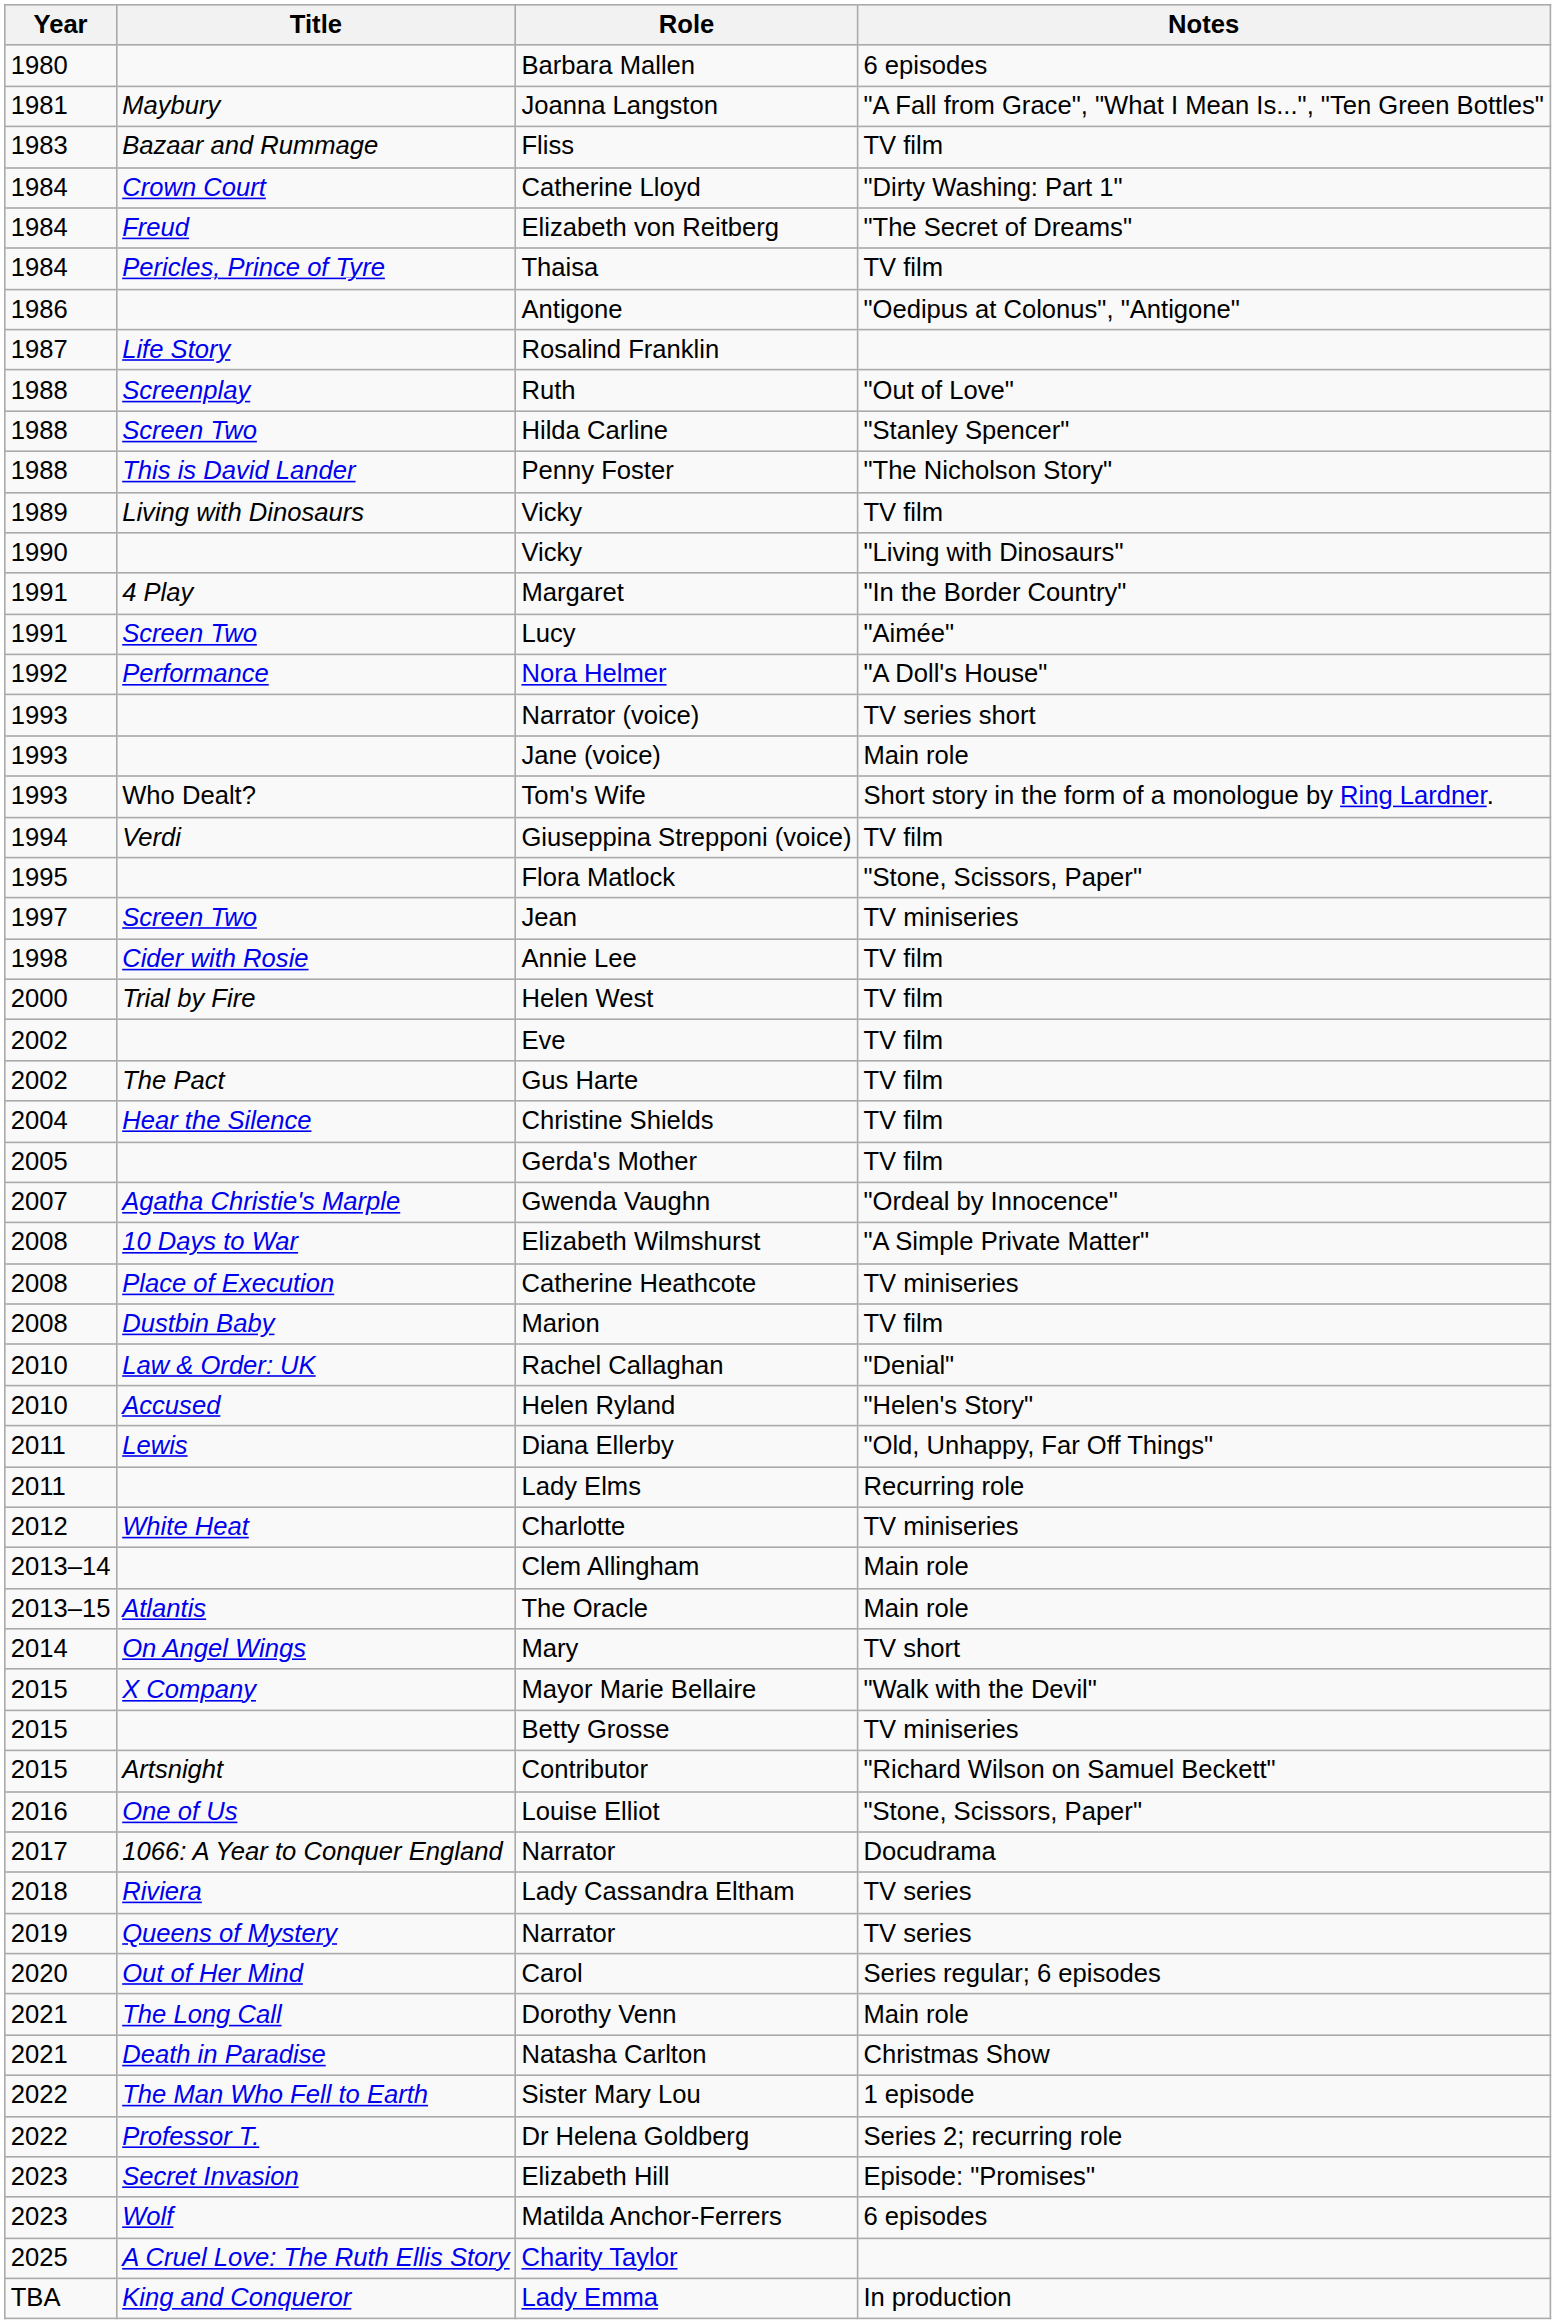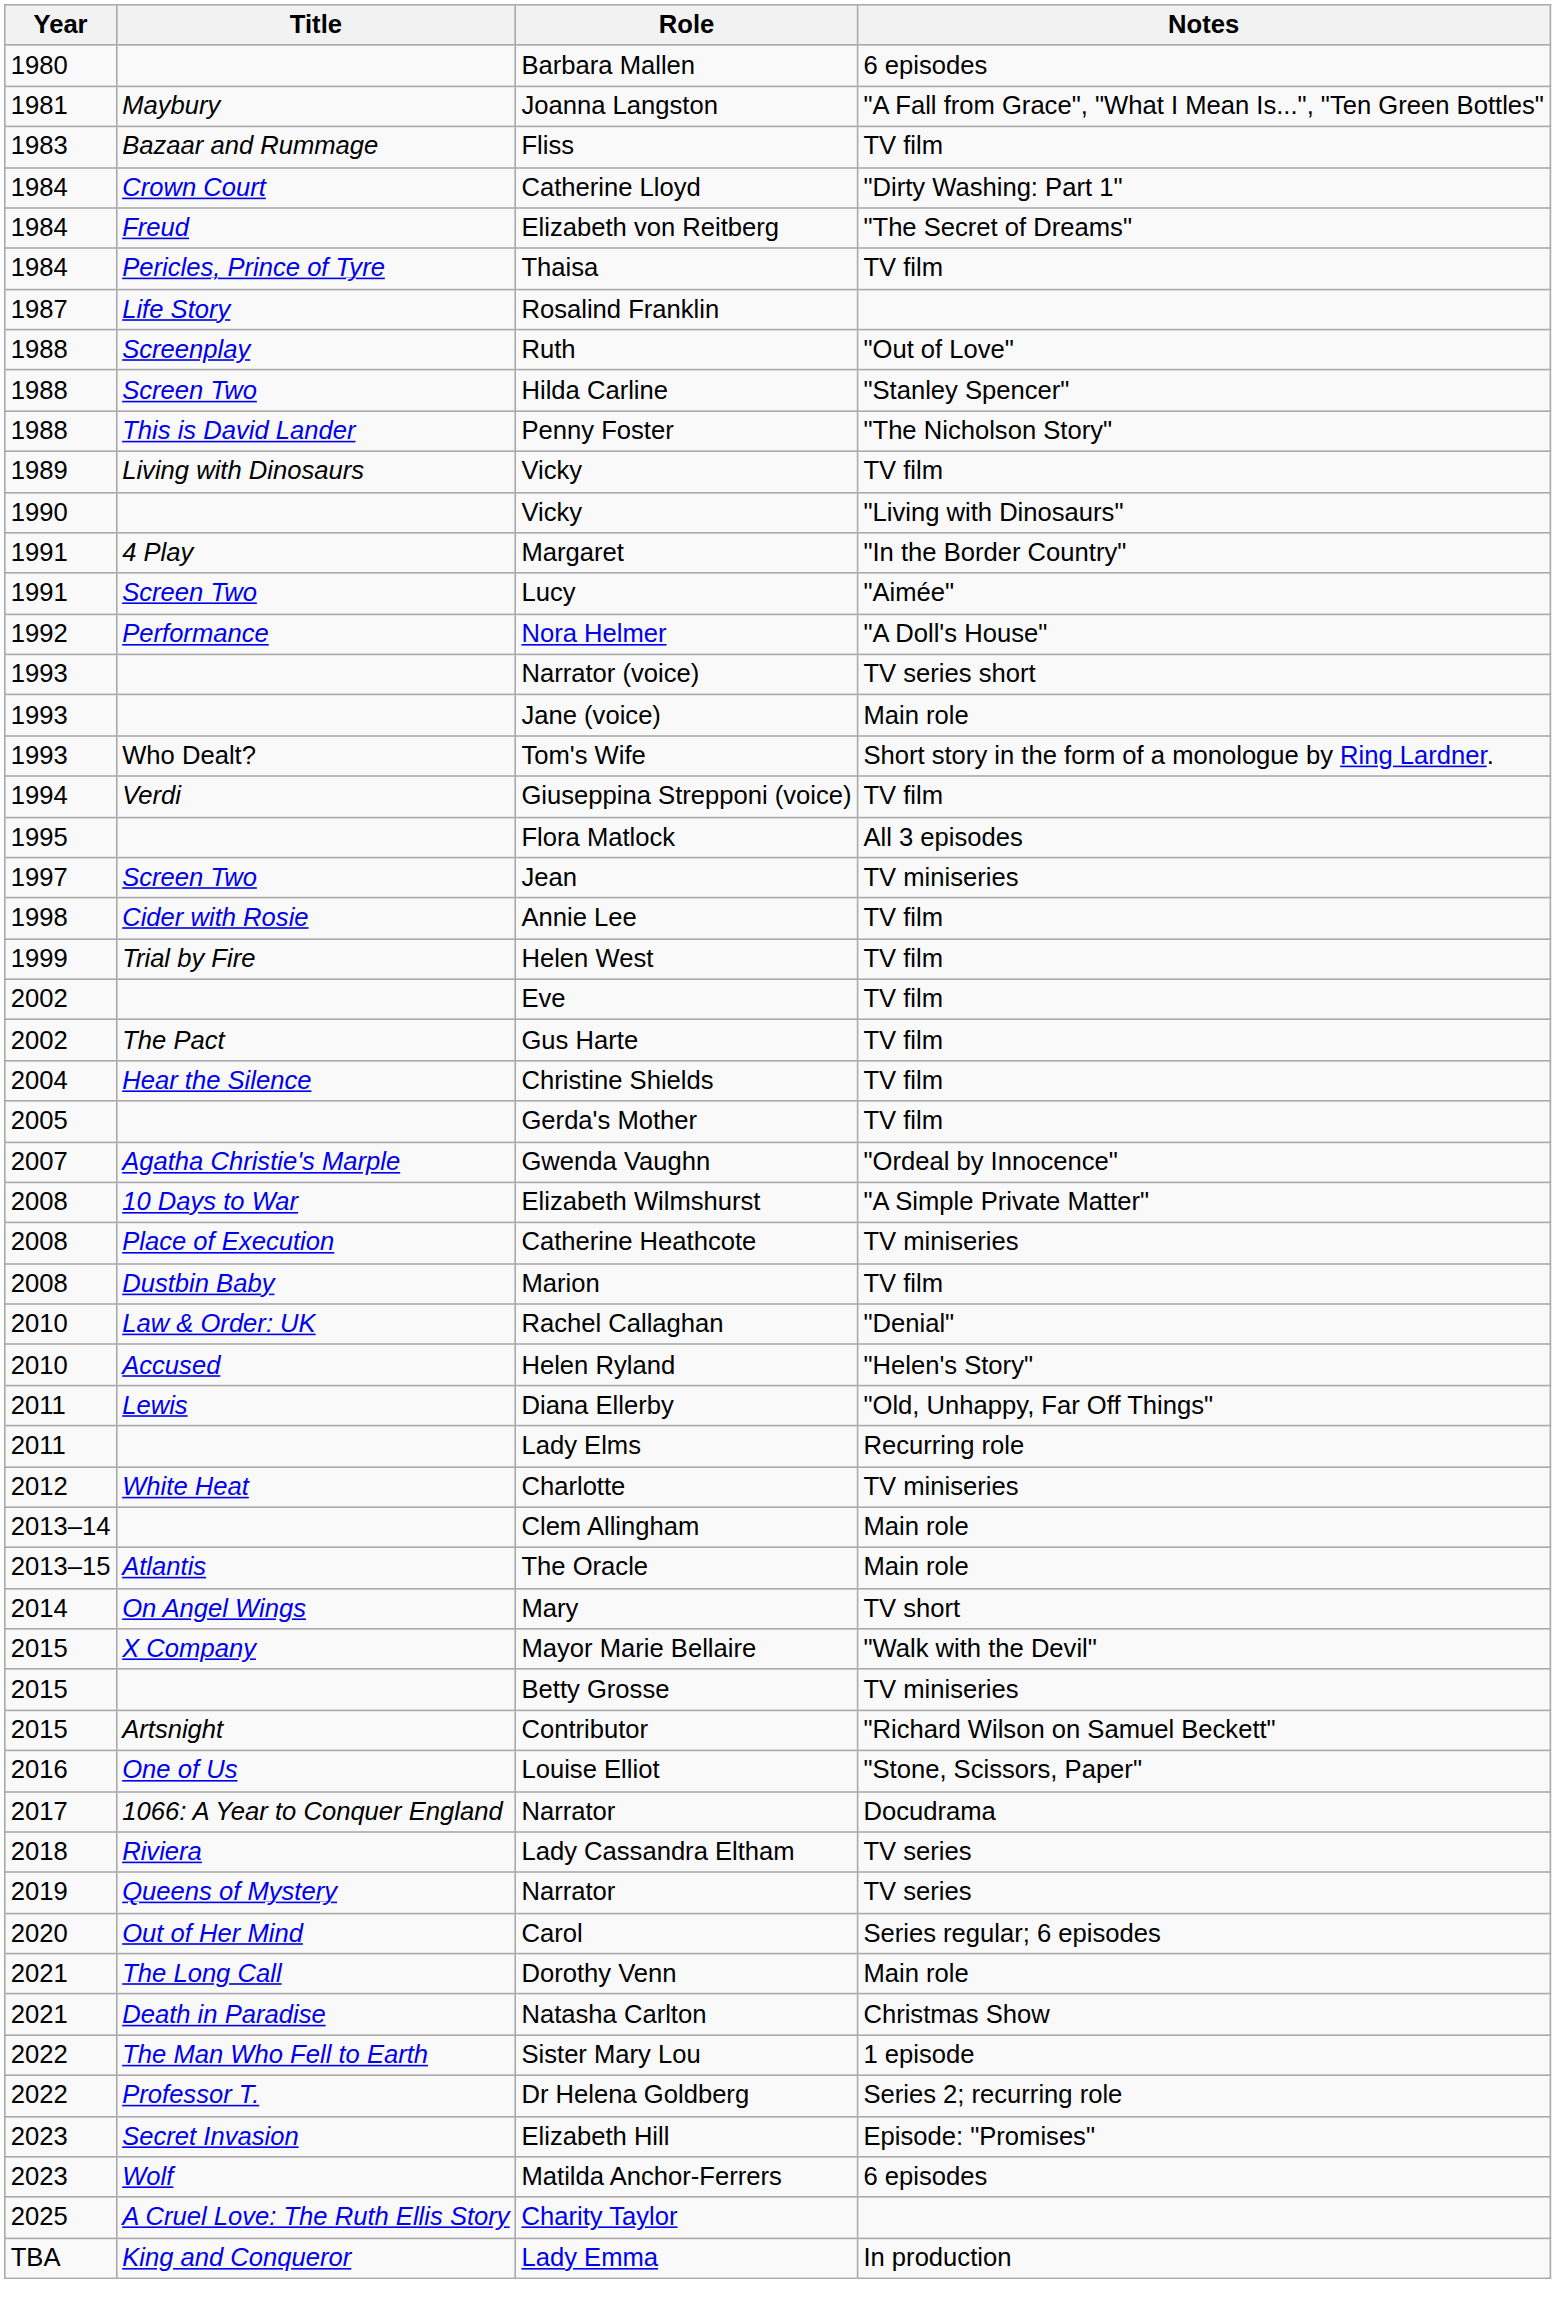- row: (316, 309)
(1003, 877) "Stone, Scissors, Paper" -> (943, 836) All 3 episodes
(39, 999) 2000 -> (39, 958) 1999
